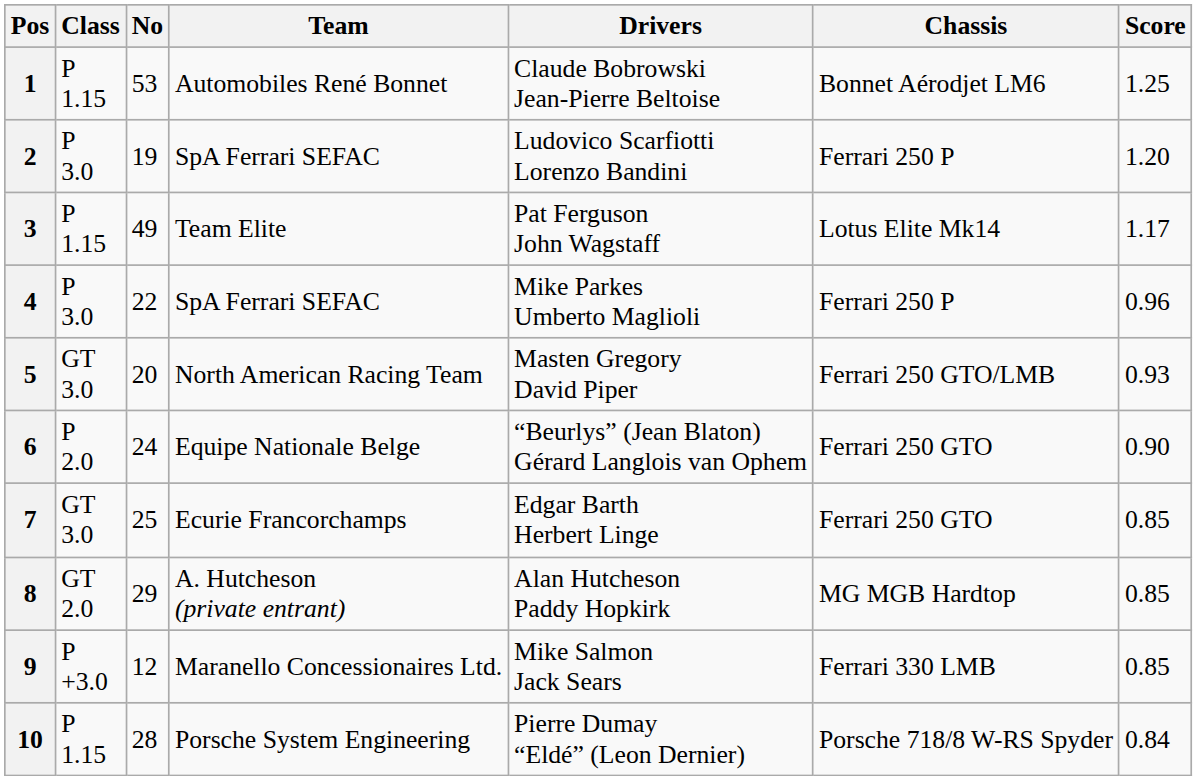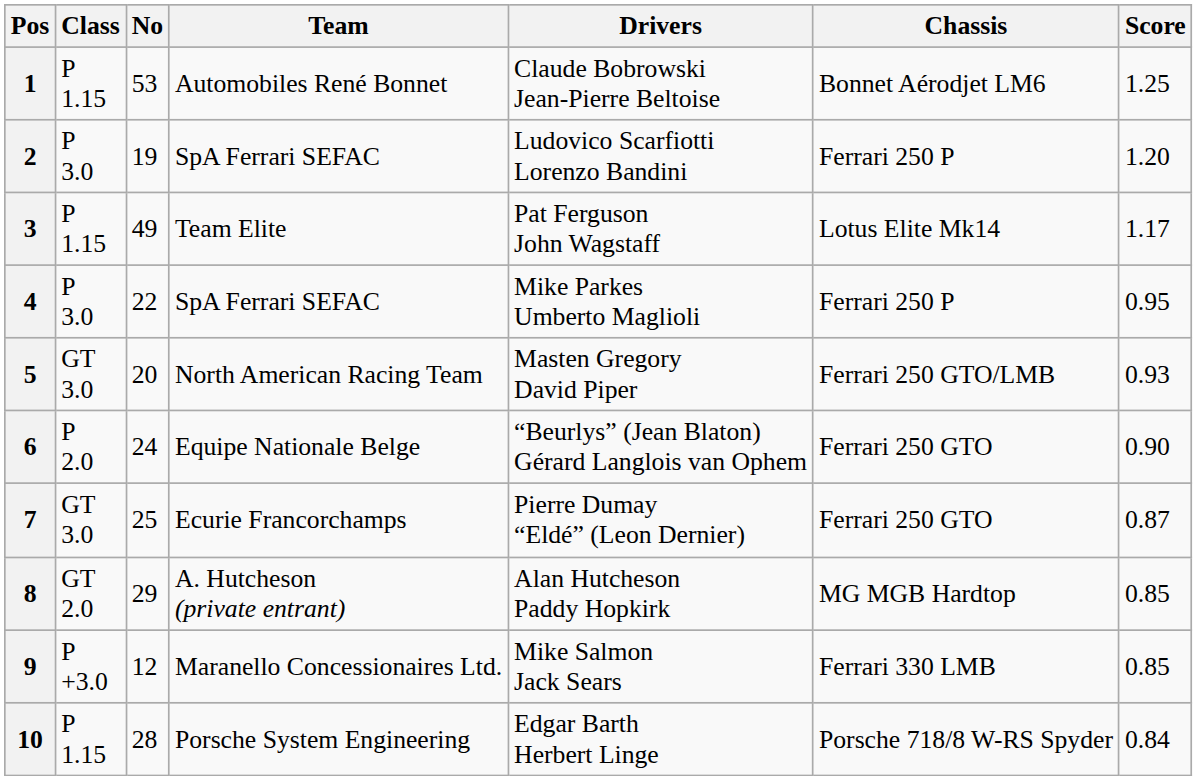(1147, 301) 0.96 -> (1147, 301) 0.95
(586, 520) Edgar Barth Herbert Linge -> (630, 520) Pierre Dumay “Eldé” (Leon Dernier)
(1147, 520) 0.85 -> (1147, 520) 0.87
(630, 738) Pierre Dumay “Eldé” (Leon Dernier) -> (586, 738) Edgar Barth Herbert Linge
